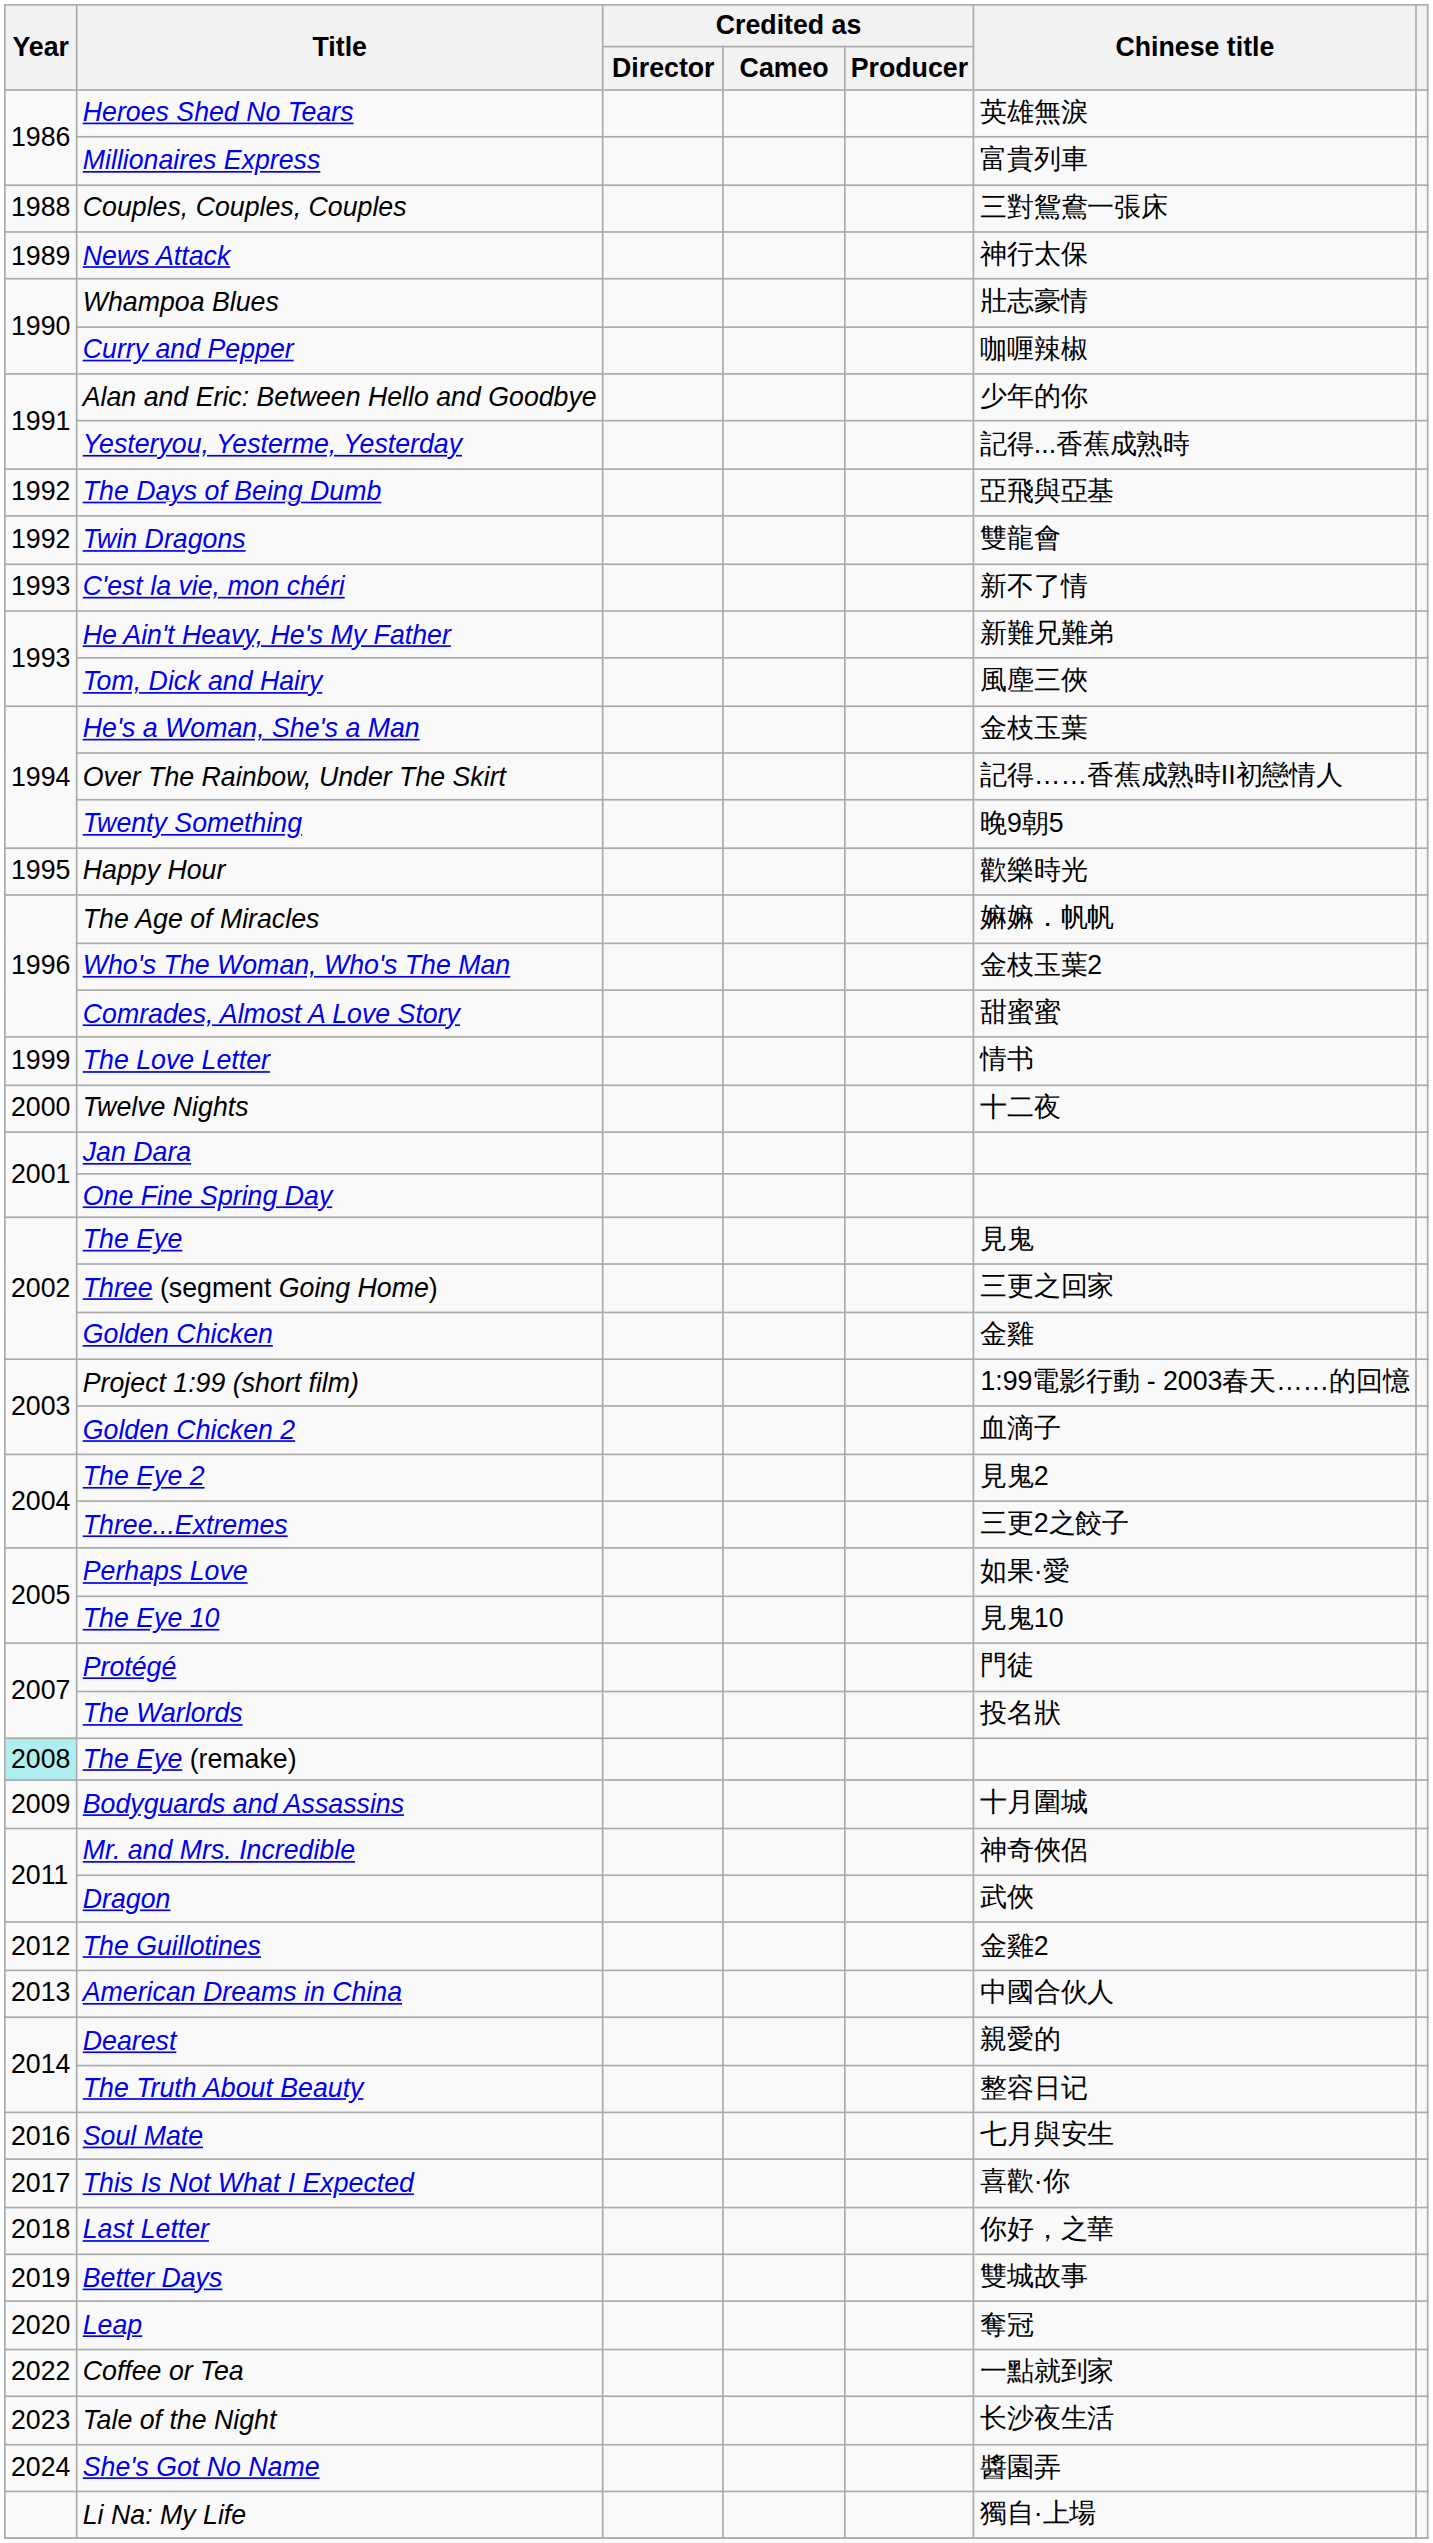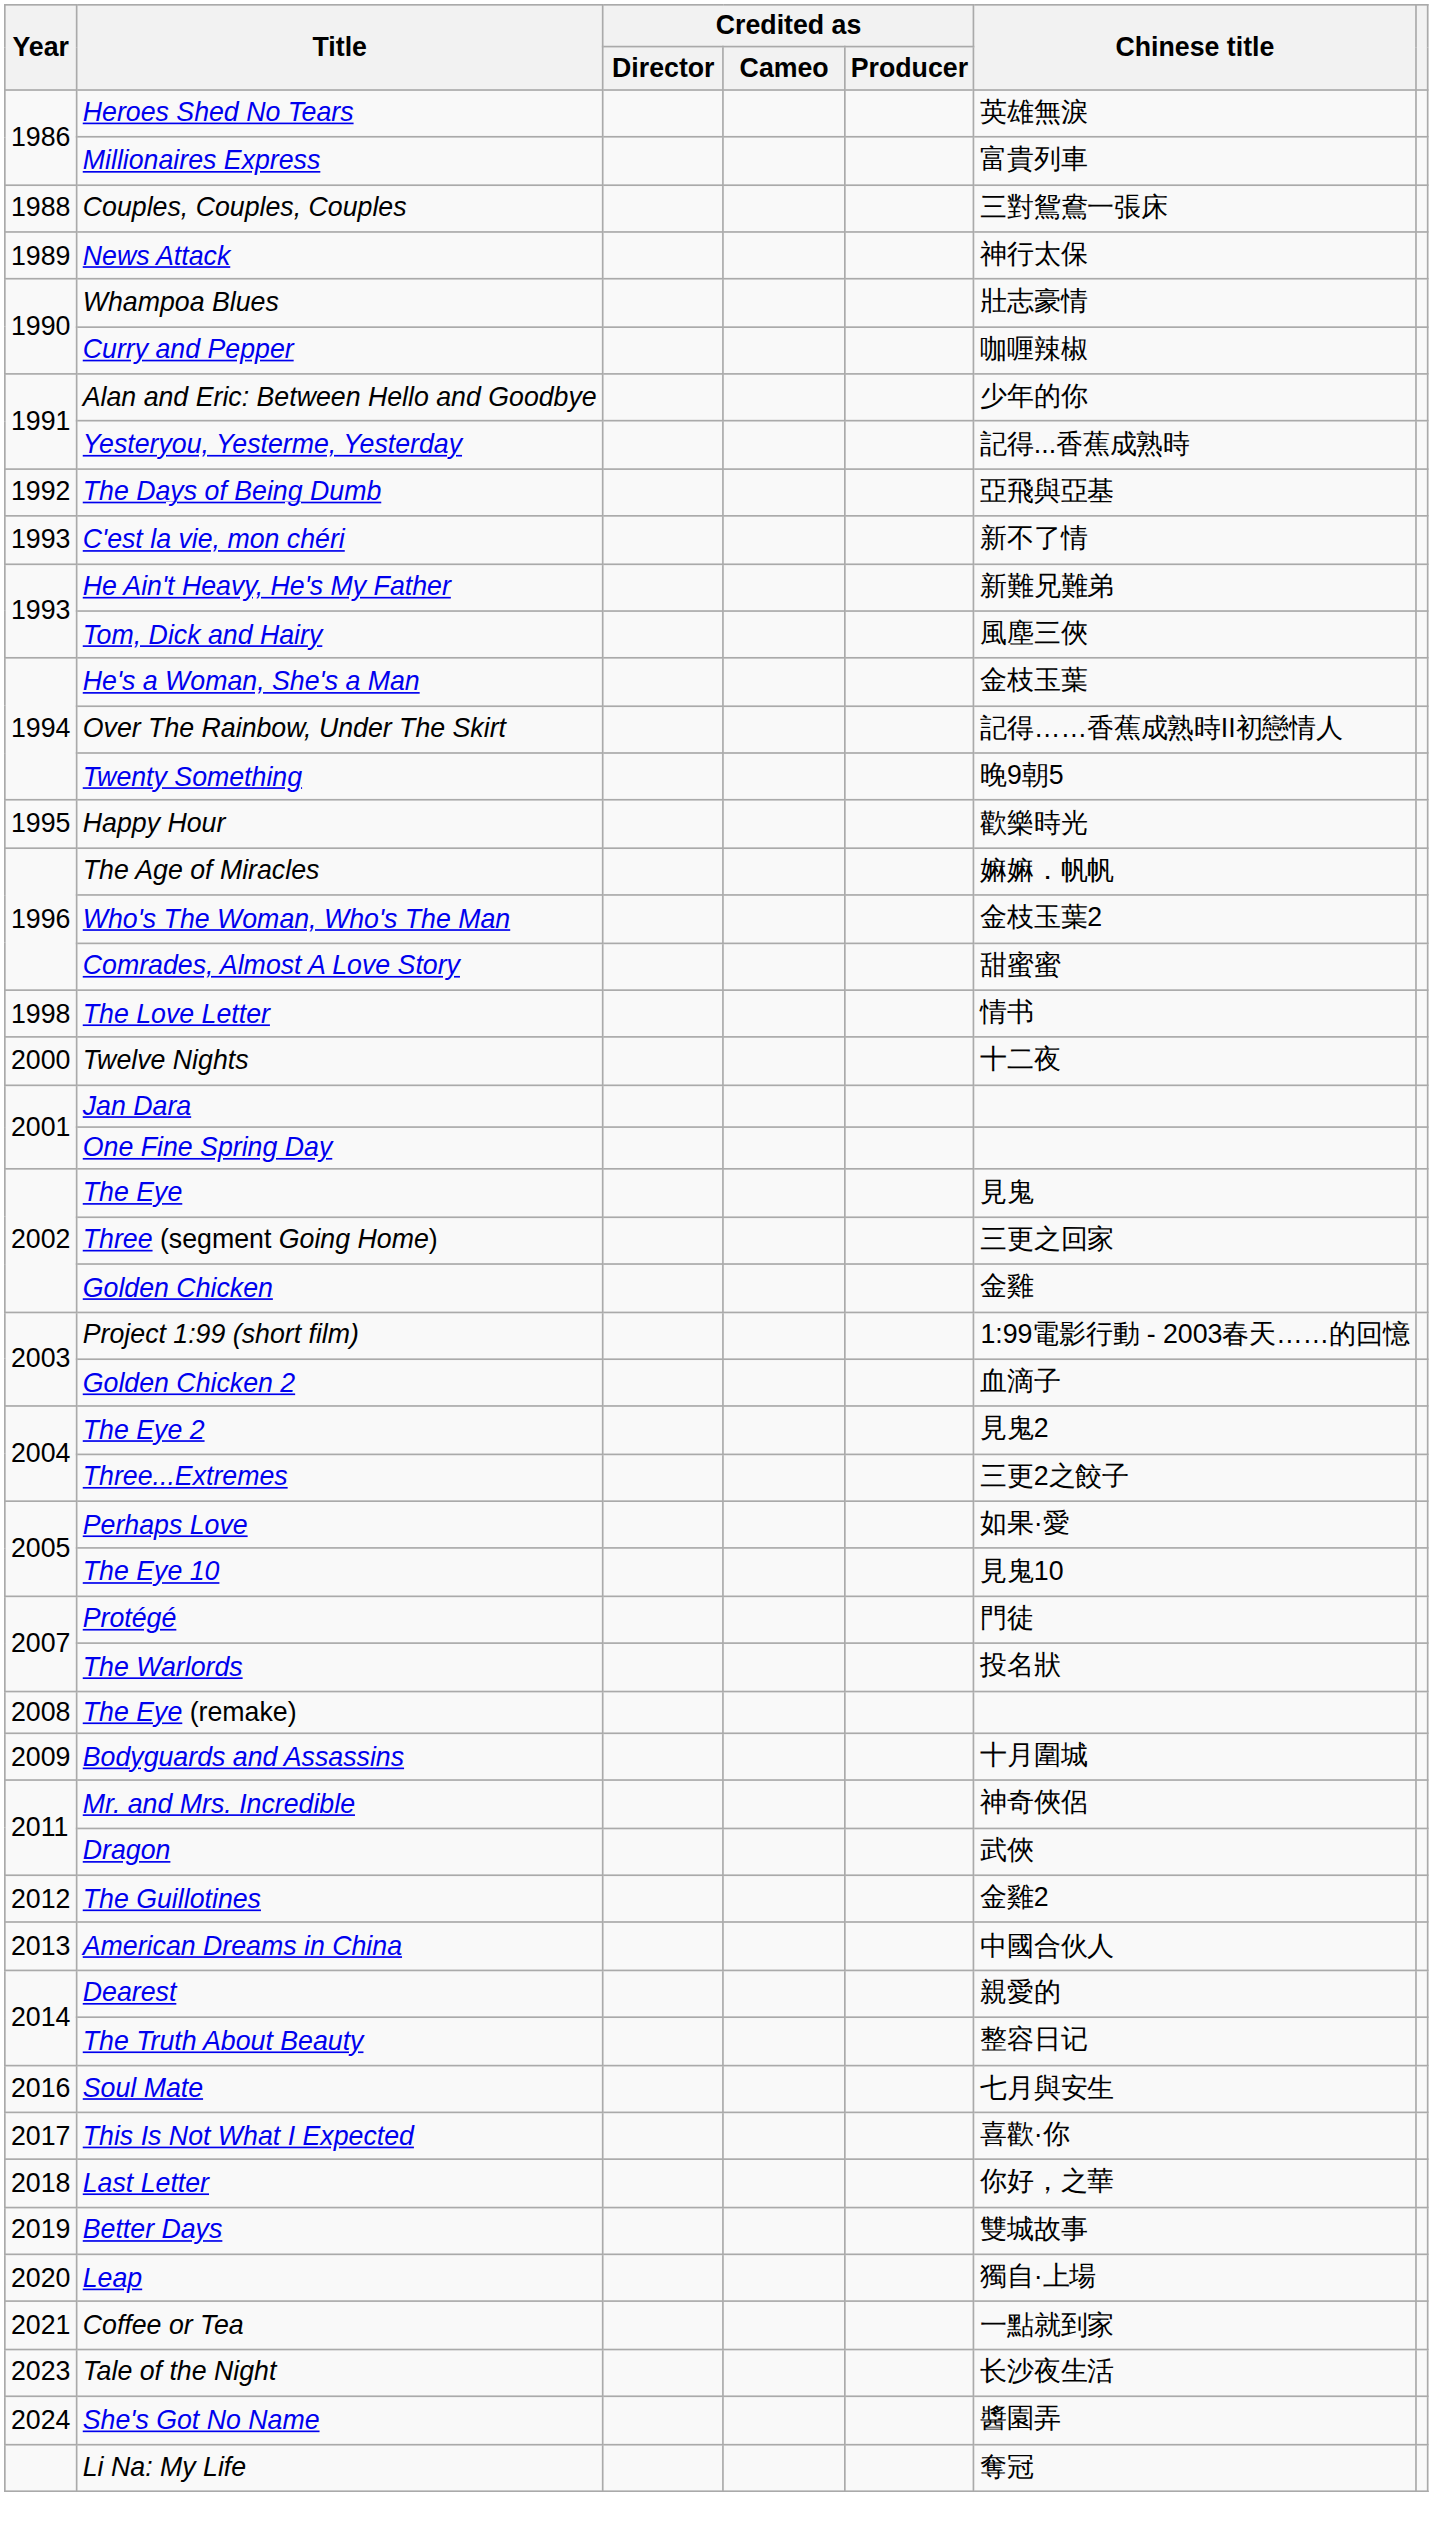- row: (164, 539)
(41, 1060) 1999 -> (41, 1013) 1998
(41, 1758) paleturquoise background -> (41, 1711) no background
(1007, 2324) 奪冠 -> (1038, 2276) 獨自·上場
(41, 2372) 2022 -> (41, 2325) 2021
(1038, 2513) 獨自·上場 -> (1007, 2466) 奪冠
